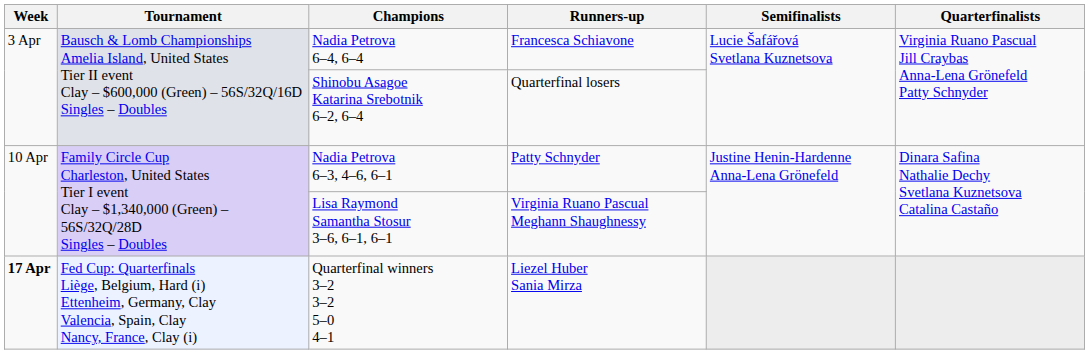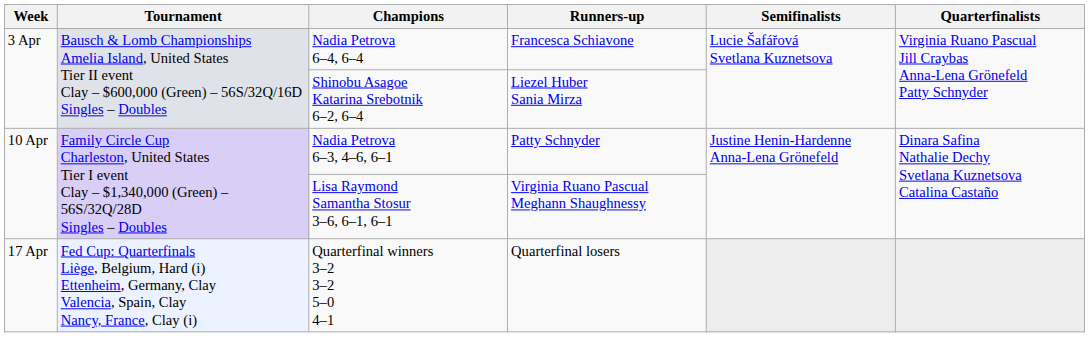(566, 82) Quarterfinal losers -> (549, 90) Liezel Huber Sania Mirza
(29, 268) bold -> (28, 251) normal
(549, 277) Liezel Huber Sania Mirza -> (566, 251) Quarterfinal losers
